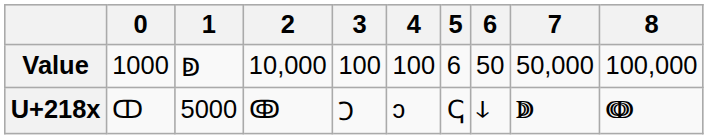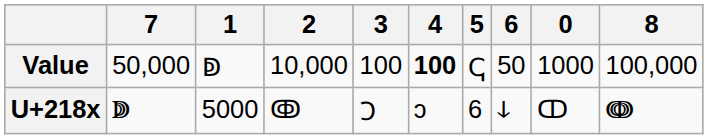columns swapped: (141, 24) <-> (555, 24)
(414, 65) normal -> (435, 65) bold
(454, 65) 6 -> (477, 66) ↅ
(456, 110) ↅ -> (475, 110) 6
